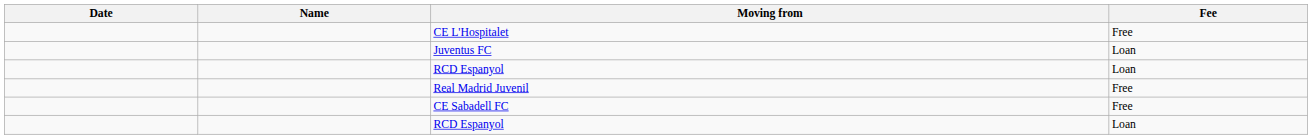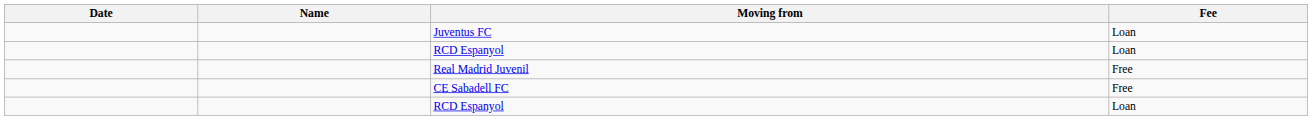- row: (471, 32)
